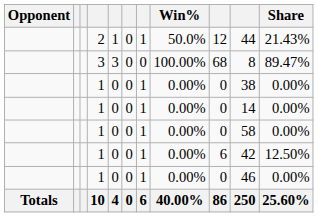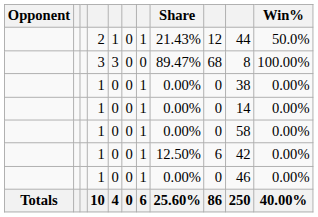columns swapped: (180, 16) <-> (286, 16)
